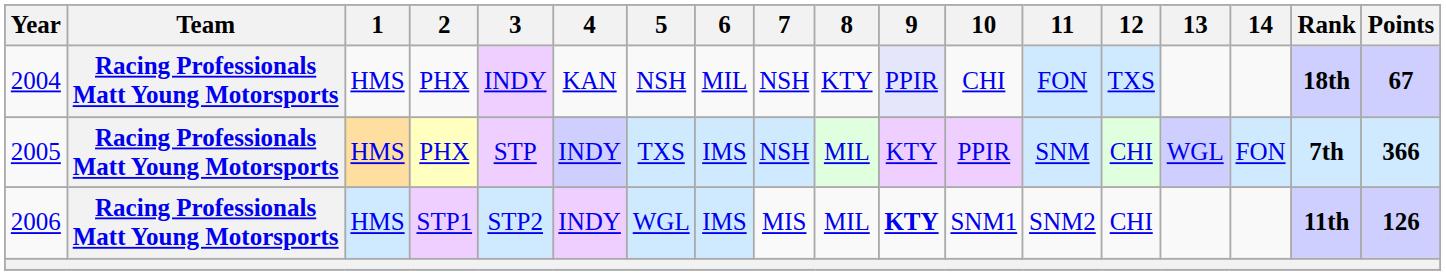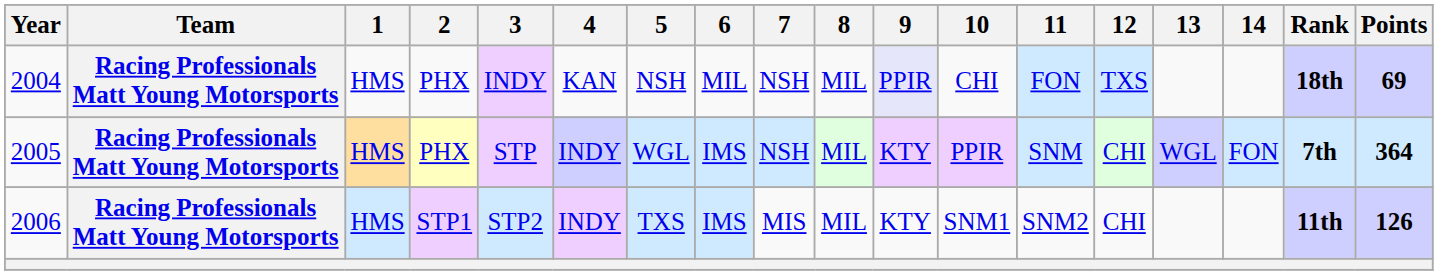(847, 80) KTY -> (844, 80) MIL
(1401, 80) 67 -> (1394, 80) 69
(661, 151) TXS -> (661, 151) WGL
(1401, 151) 366 -> (1394, 151) 364
(661, 222) WGL -> (661, 222) TXS
(911, 222) bold -> (905, 222) normal
